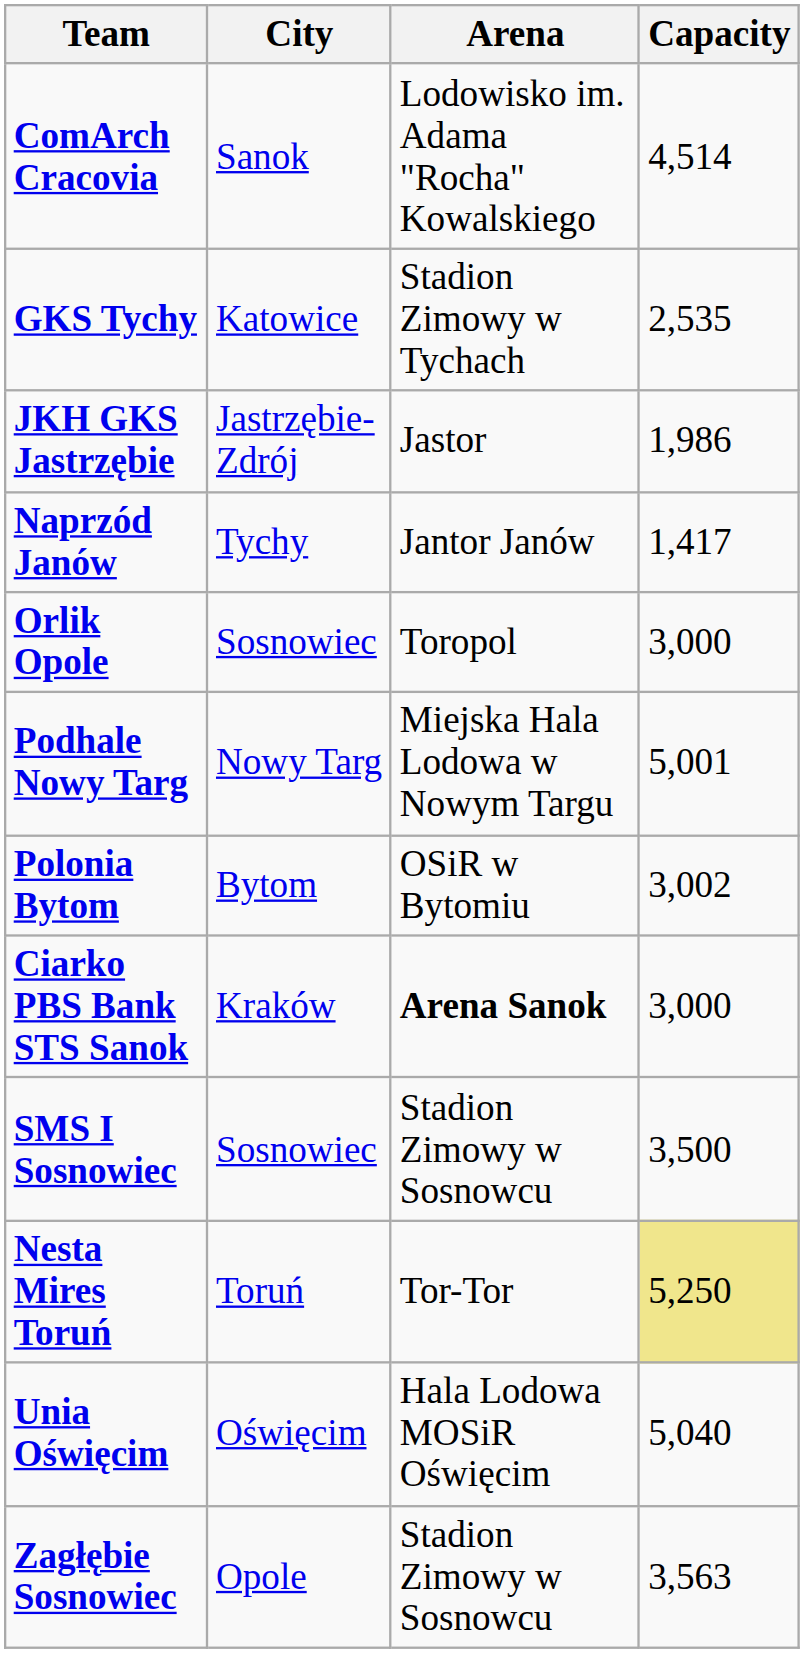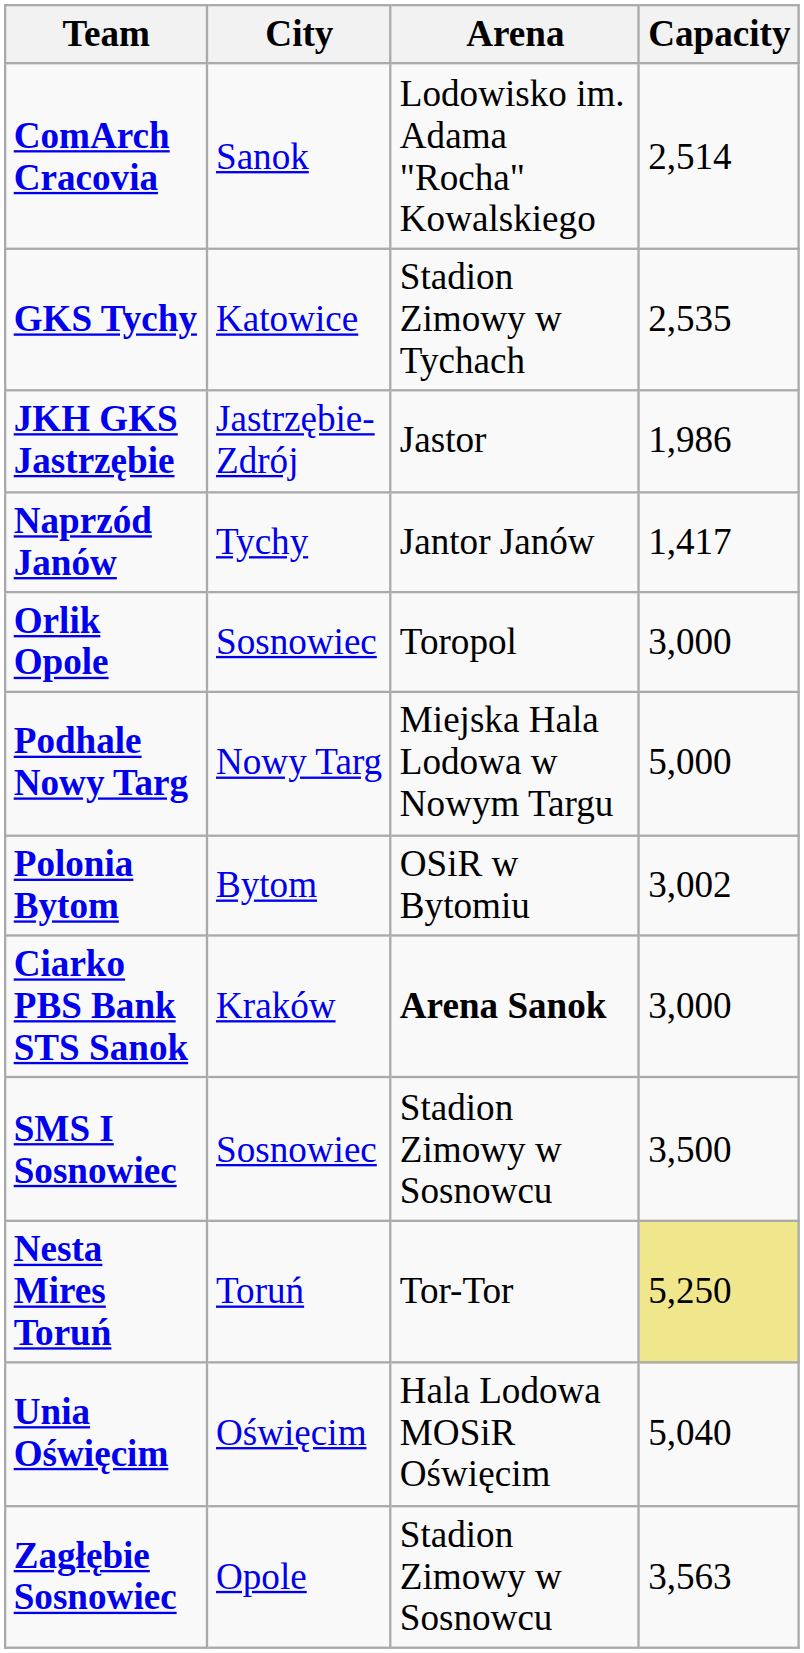(690, 155) 4,514 -> (690, 155) 2,514
(690, 762) 5,001 -> (690, 762) 5,000
